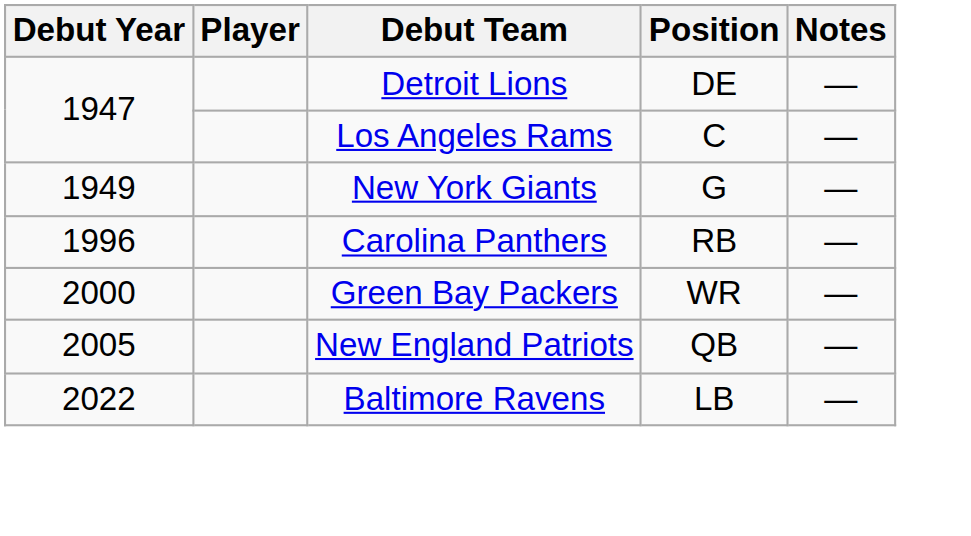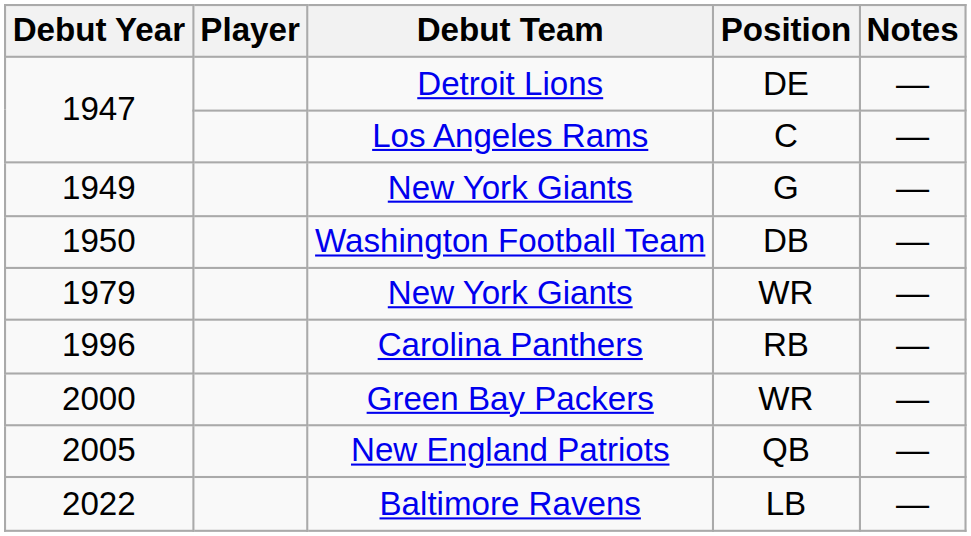+ row: (99, 240)
+ row: (99, 293)
